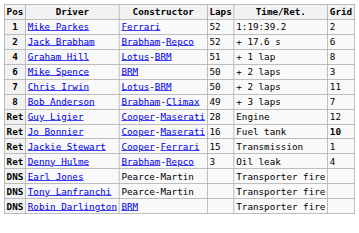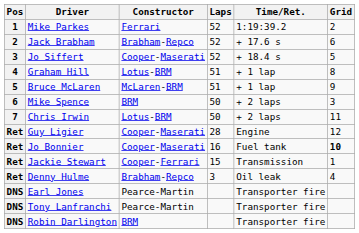+ row: (56, 57)
+ row: (64, 87)
- row: (61, 102)
